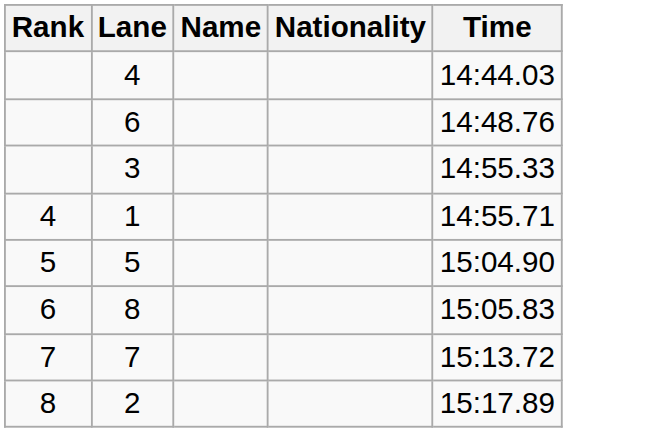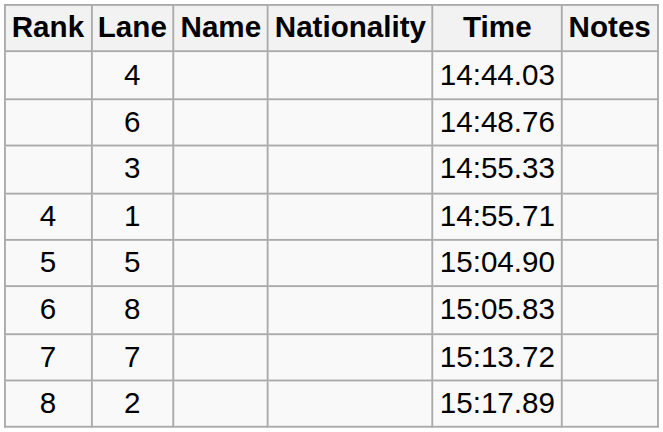+ column: (610, 27)
